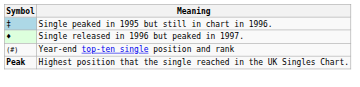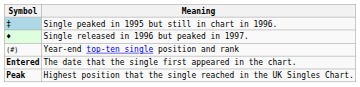+ row: (170, 62)
